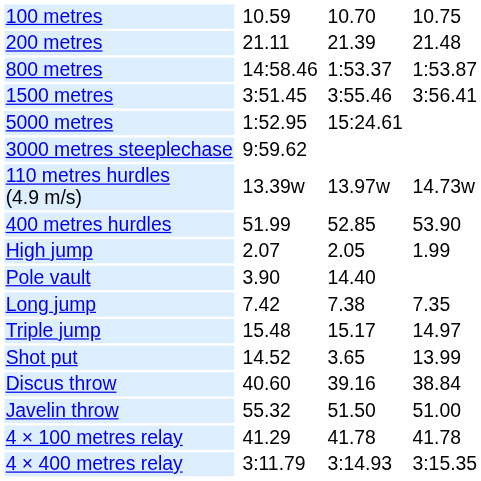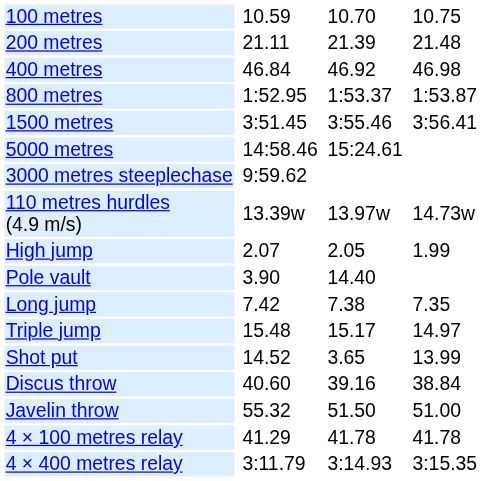+ row: (54, 69)
(280, 69) 14:58.46 -> (275, 96) 1:52.95
(275, 122) 1:52.95 -> (280, 149) 14:58.46
- row: (88, 224)
